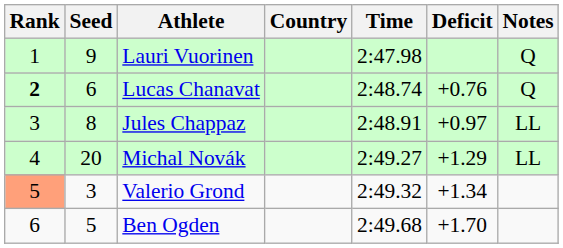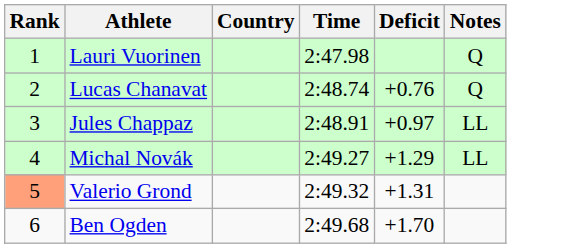- column: (91, 21)
(35, 89) bold -> (35, 89) normal
(462, 191) +1.34 -> (409, 191) +1.31
